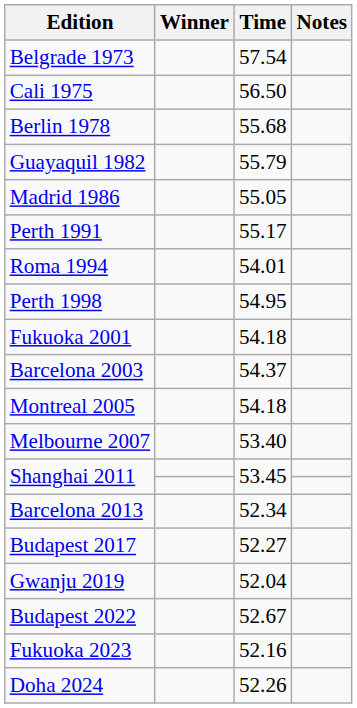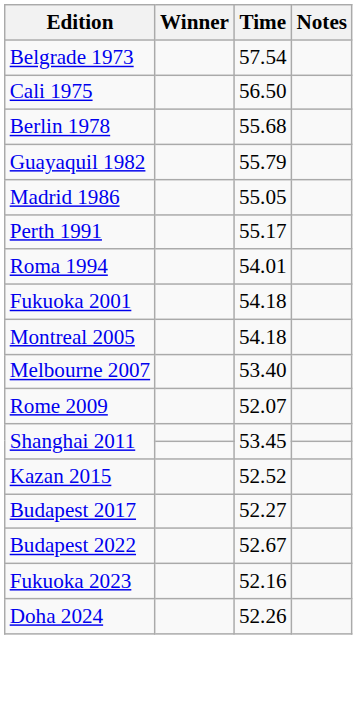- row: (56, 301)
- row: (76, 371)
+ row: (59, 406)
- row: (76, 511)
+ row: (61, 476)
- row: (67, 580)
